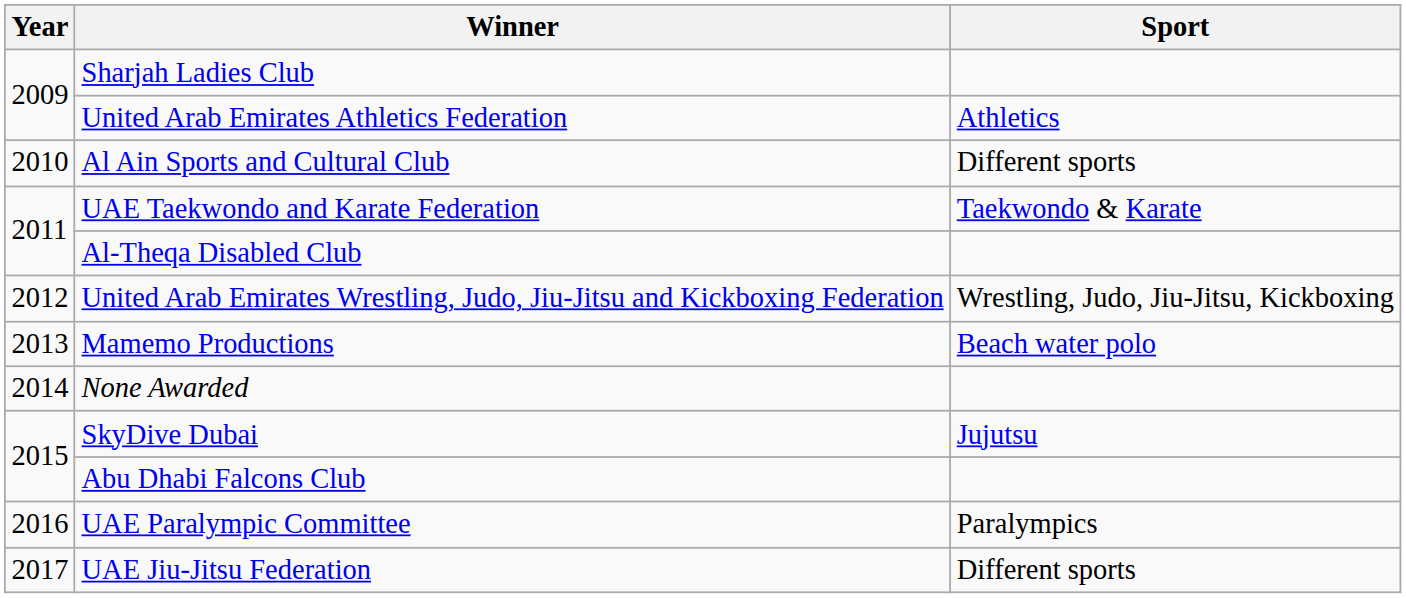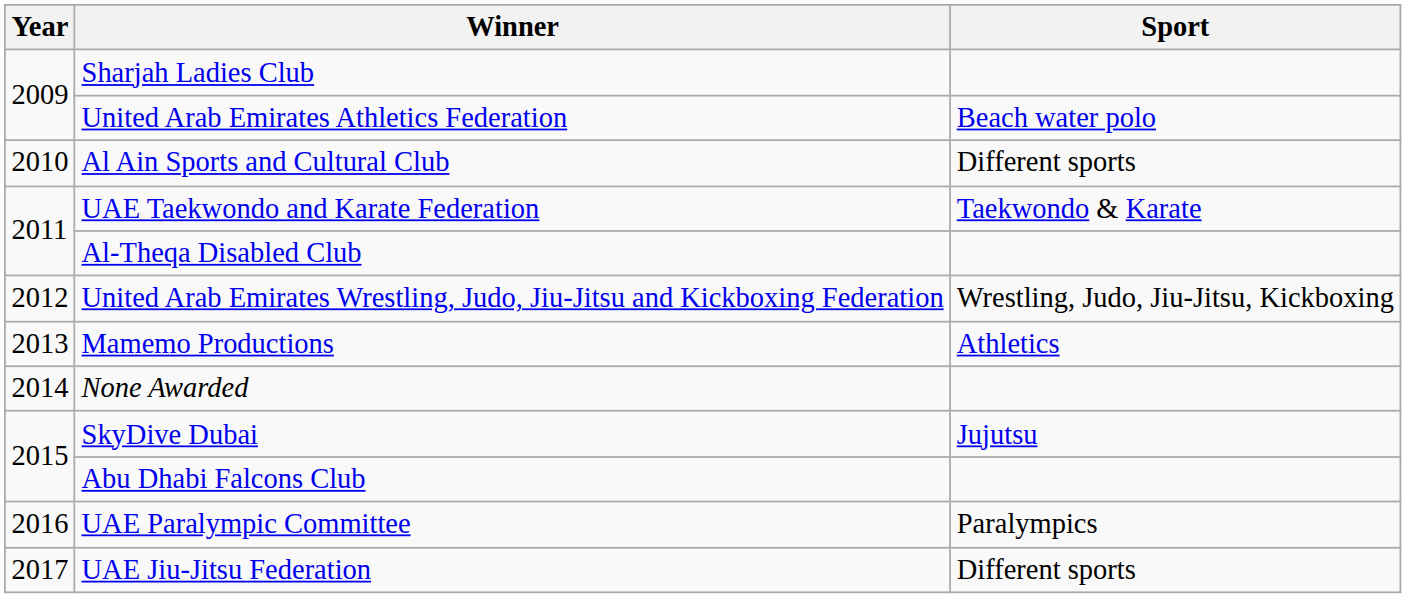(1008, 117) Athletics -> (1056, 117) Beach water polo
(1056, 343) Beach water polo -> (1008, 343) Athletics
